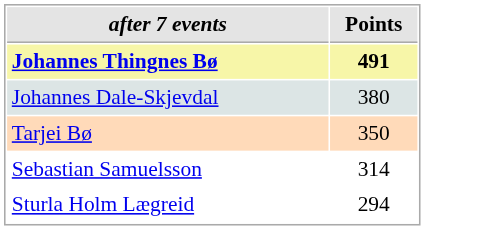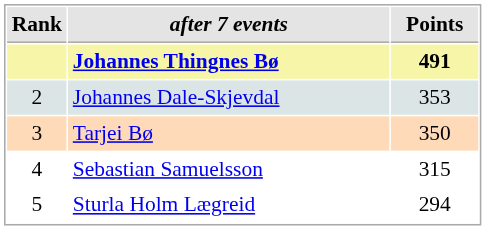+ column: (37, 23)
(374, 97) 380 -> (435, 97) 353
(374, 169) 314 -> (435, 169) 315
